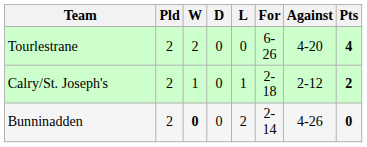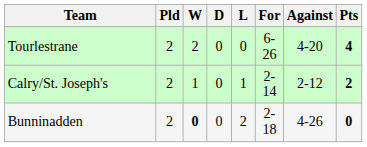(269, 84) 2-18 -> (269, 84) 2-14
(269, 122) 2-14 -> (269, 122) 2-18
